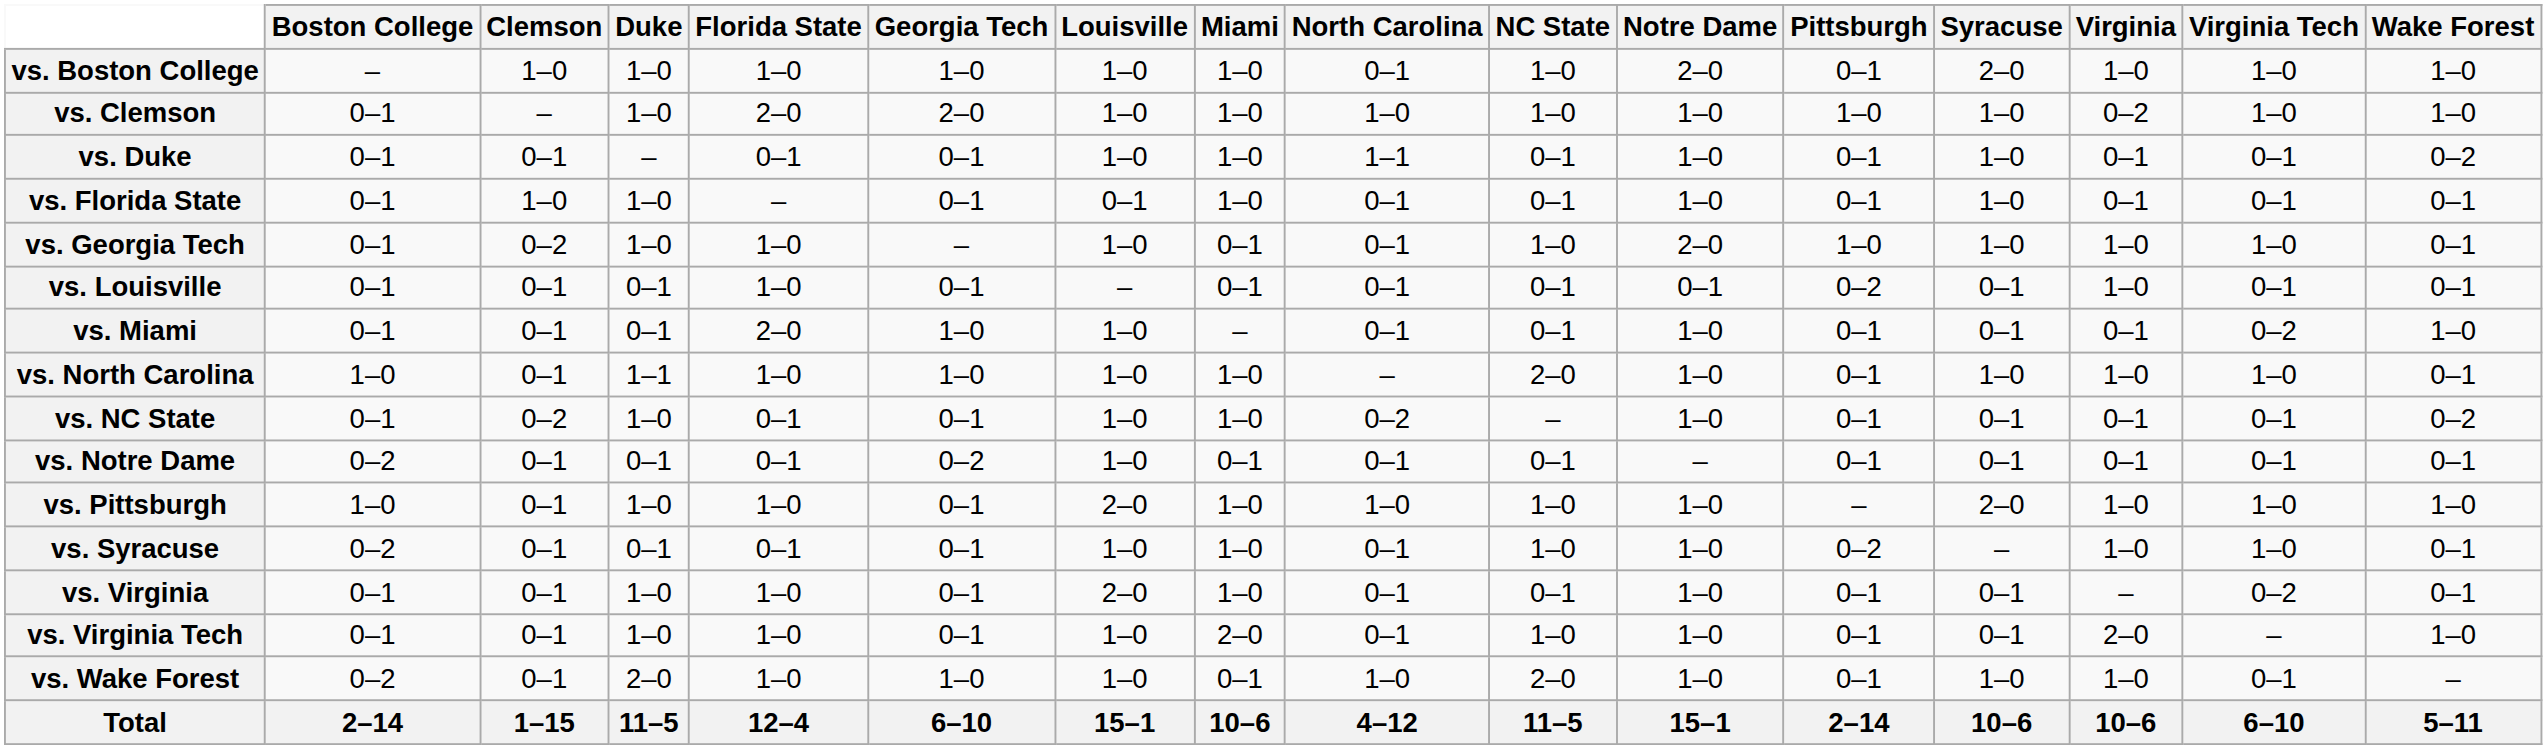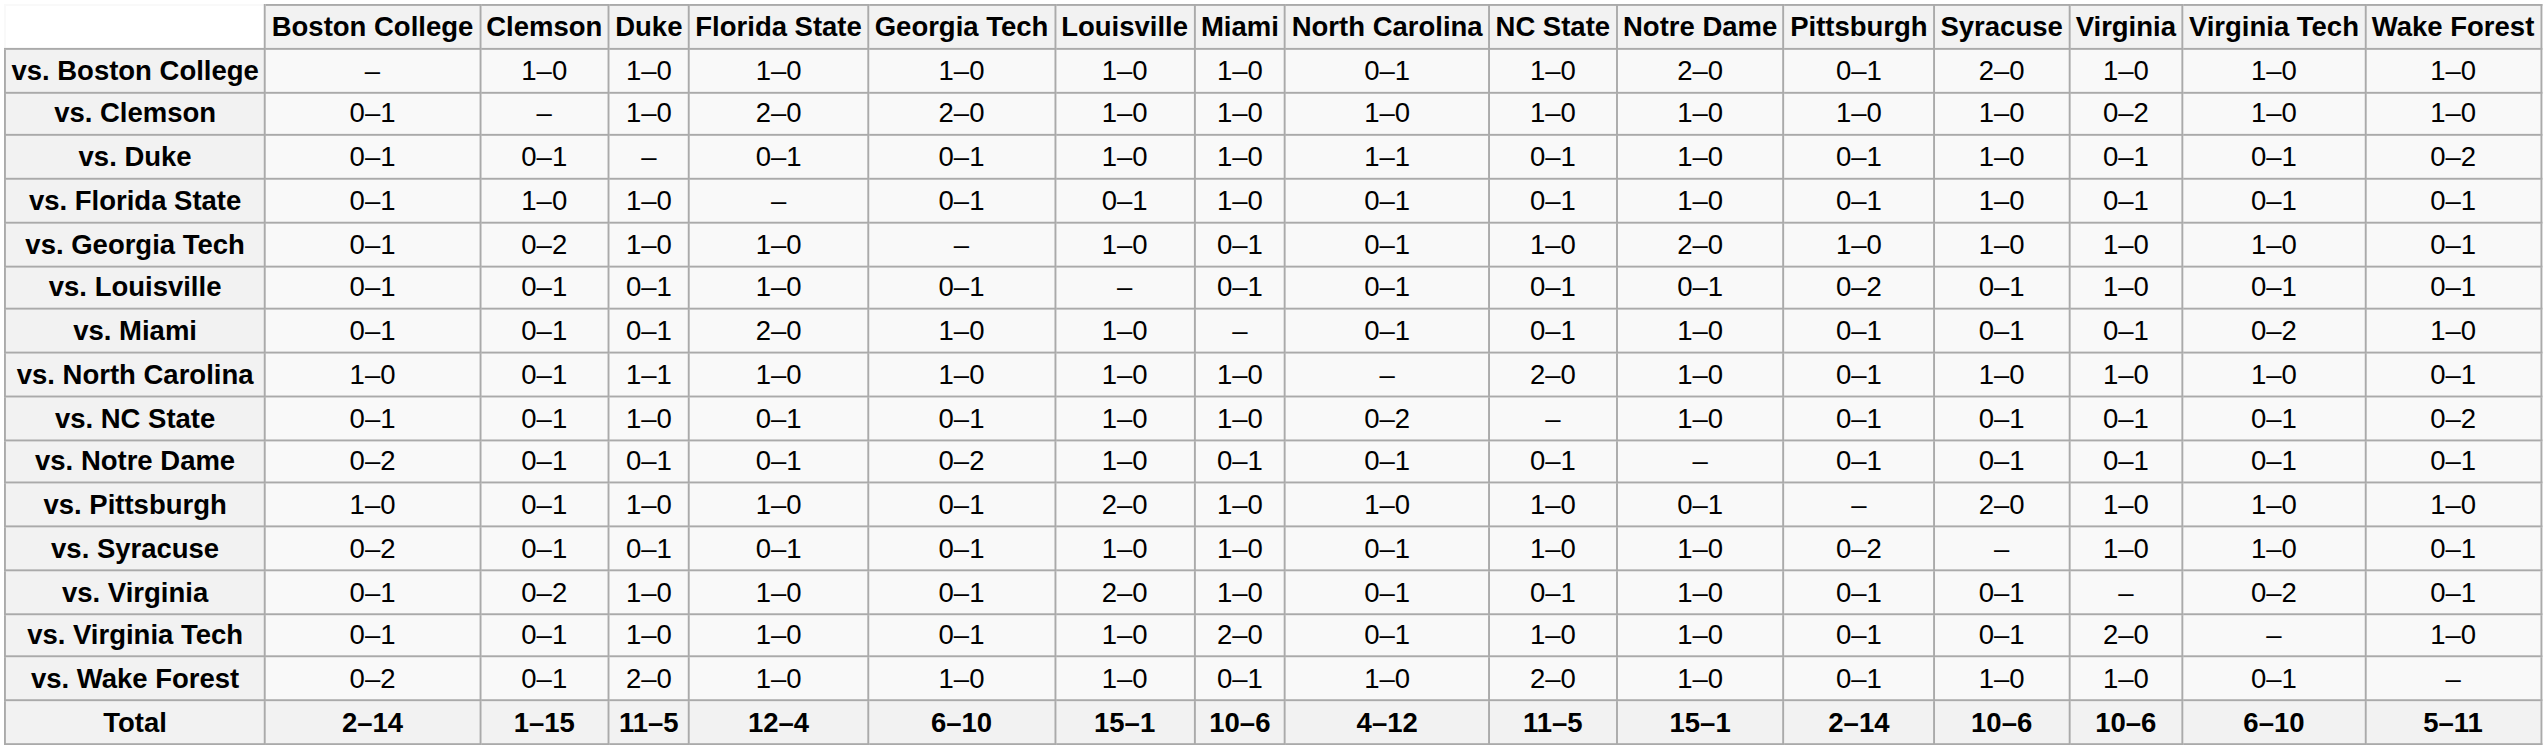(544, 418) 0–2 -> (544, 418) 0–1
(1700, 505) 1–0 -> (1700, 505) 0–1
(544, 592) 0–1 -> (544, 592) 0–2
